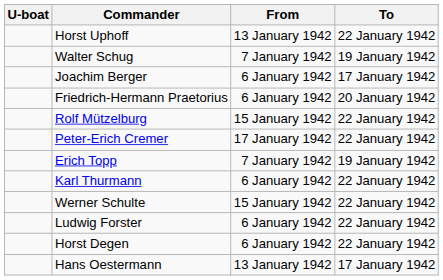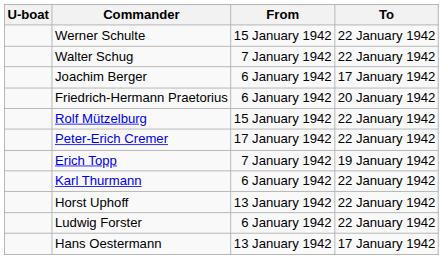rows swapped: (92, 35) <-> (100, 202)
(387, 56) 19 January 1942 -> (387, 56) 22 January 1942
- row: (92, 243)
